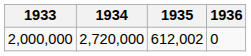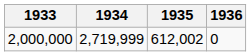(112, 39) 2,720,000 -> (112, 39) 2,719,999
